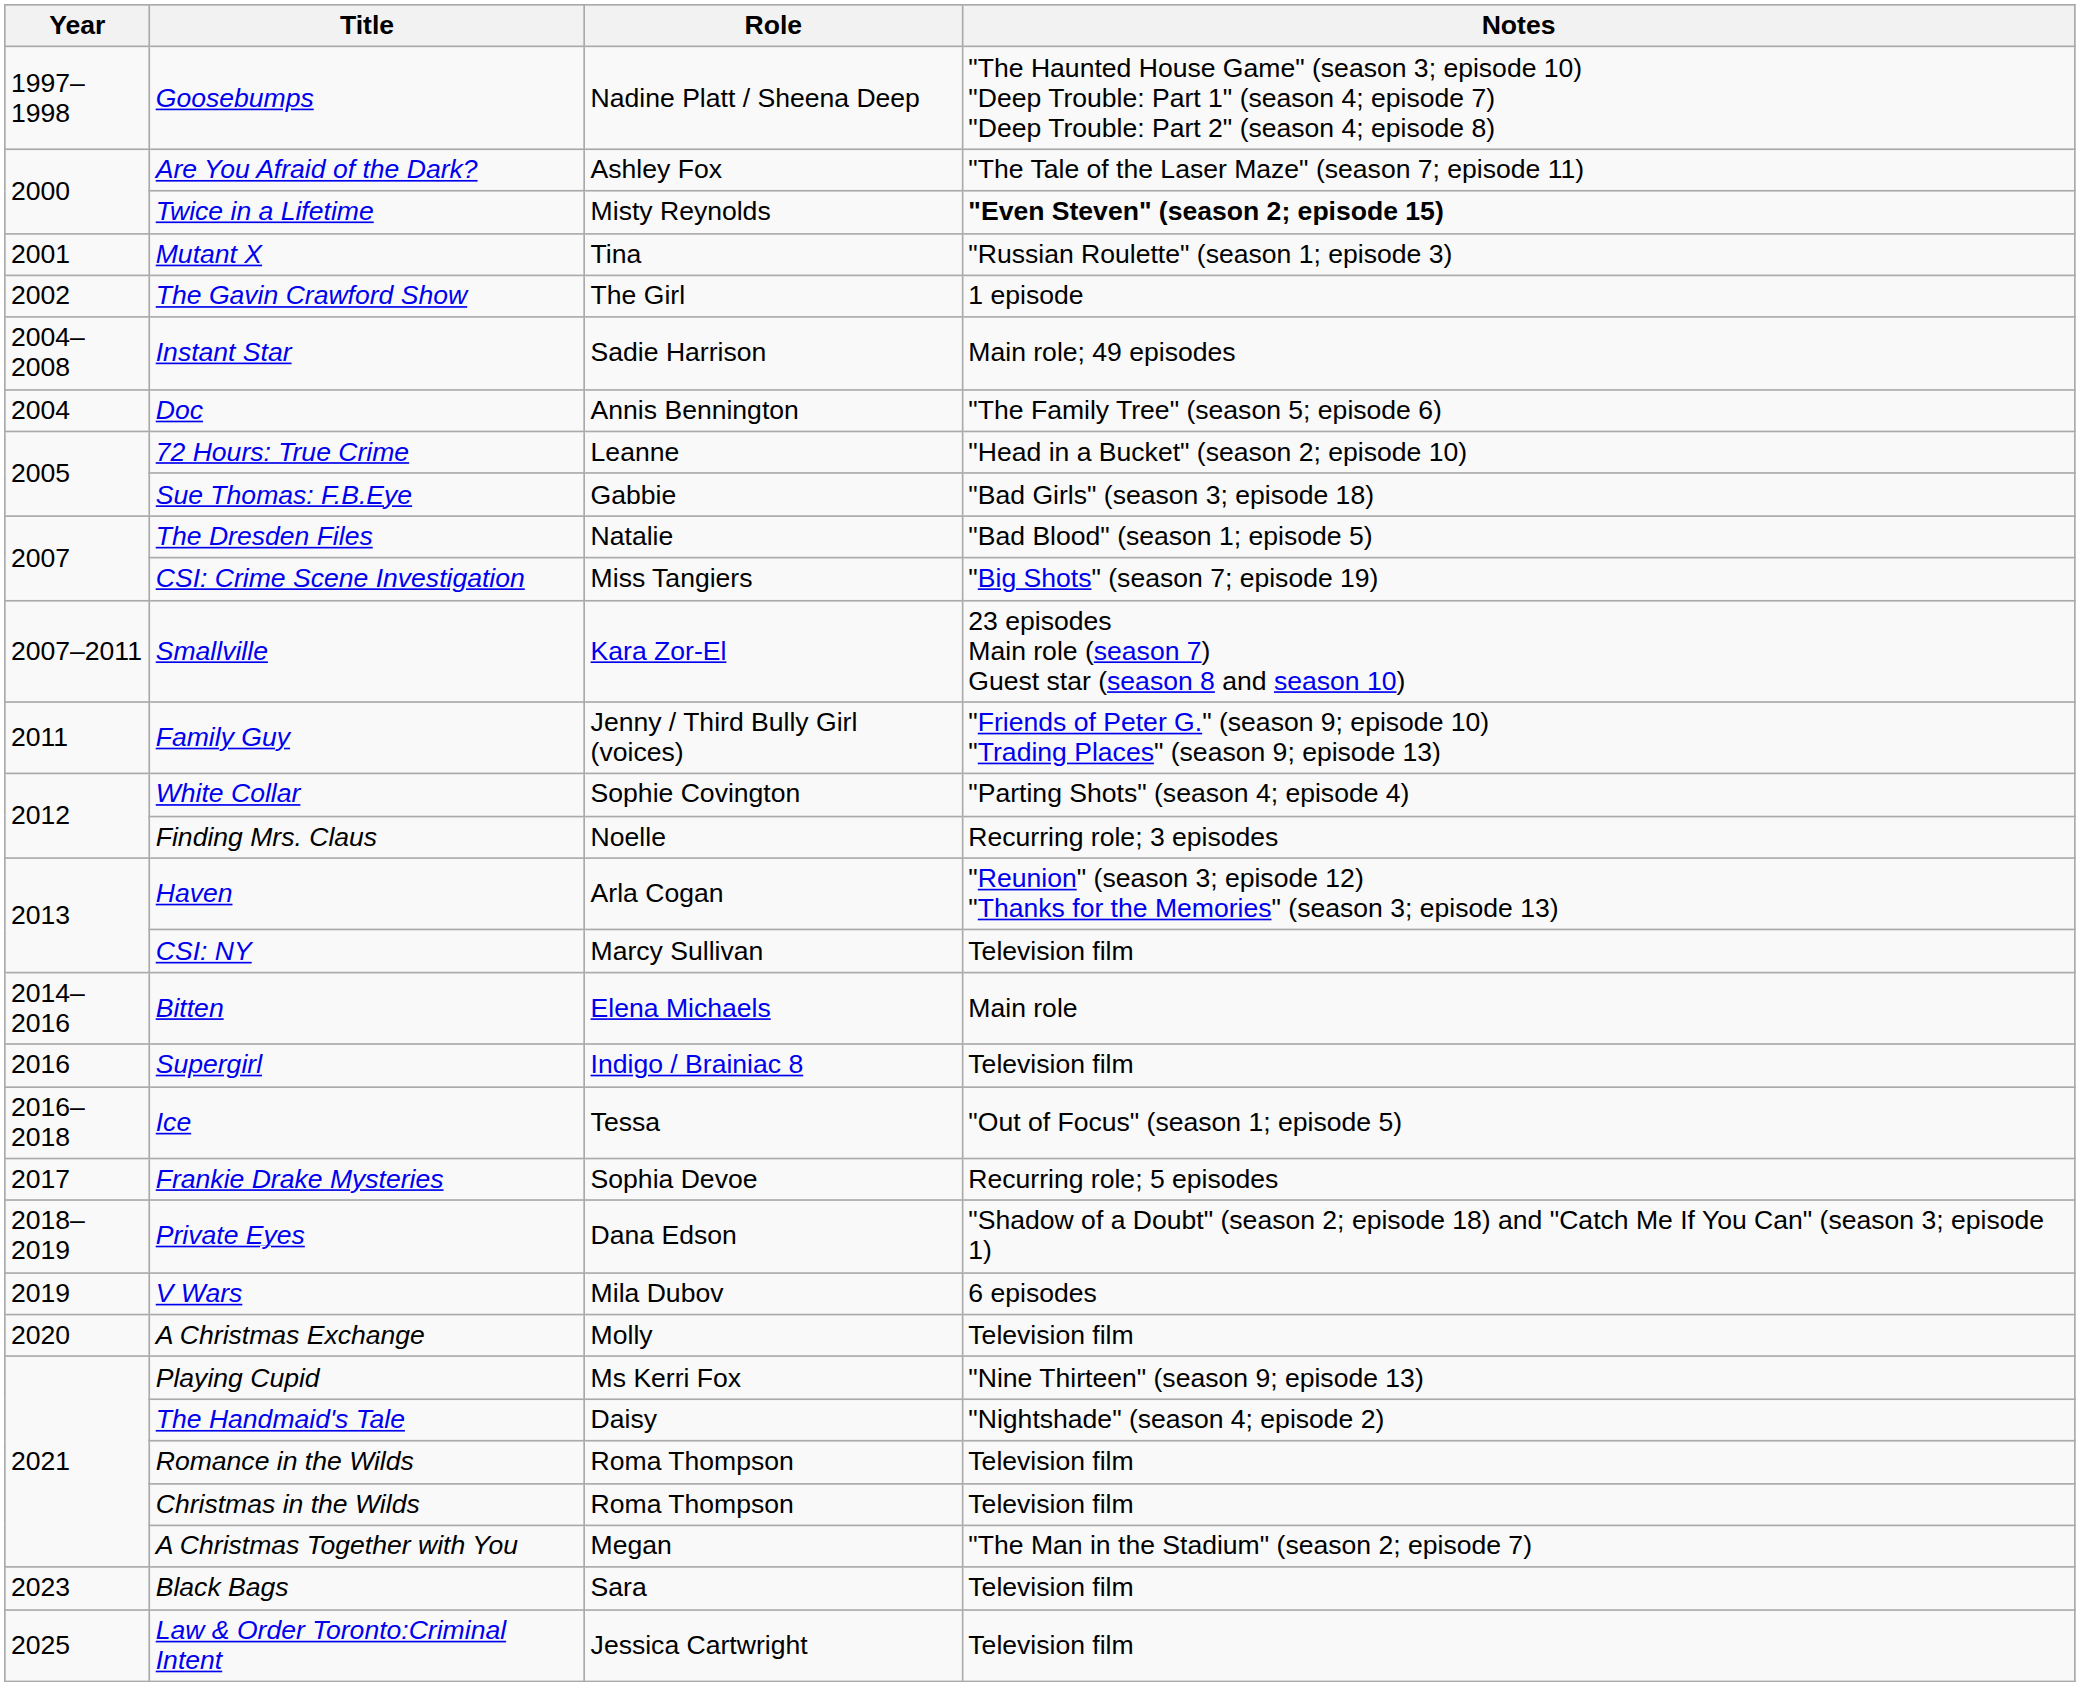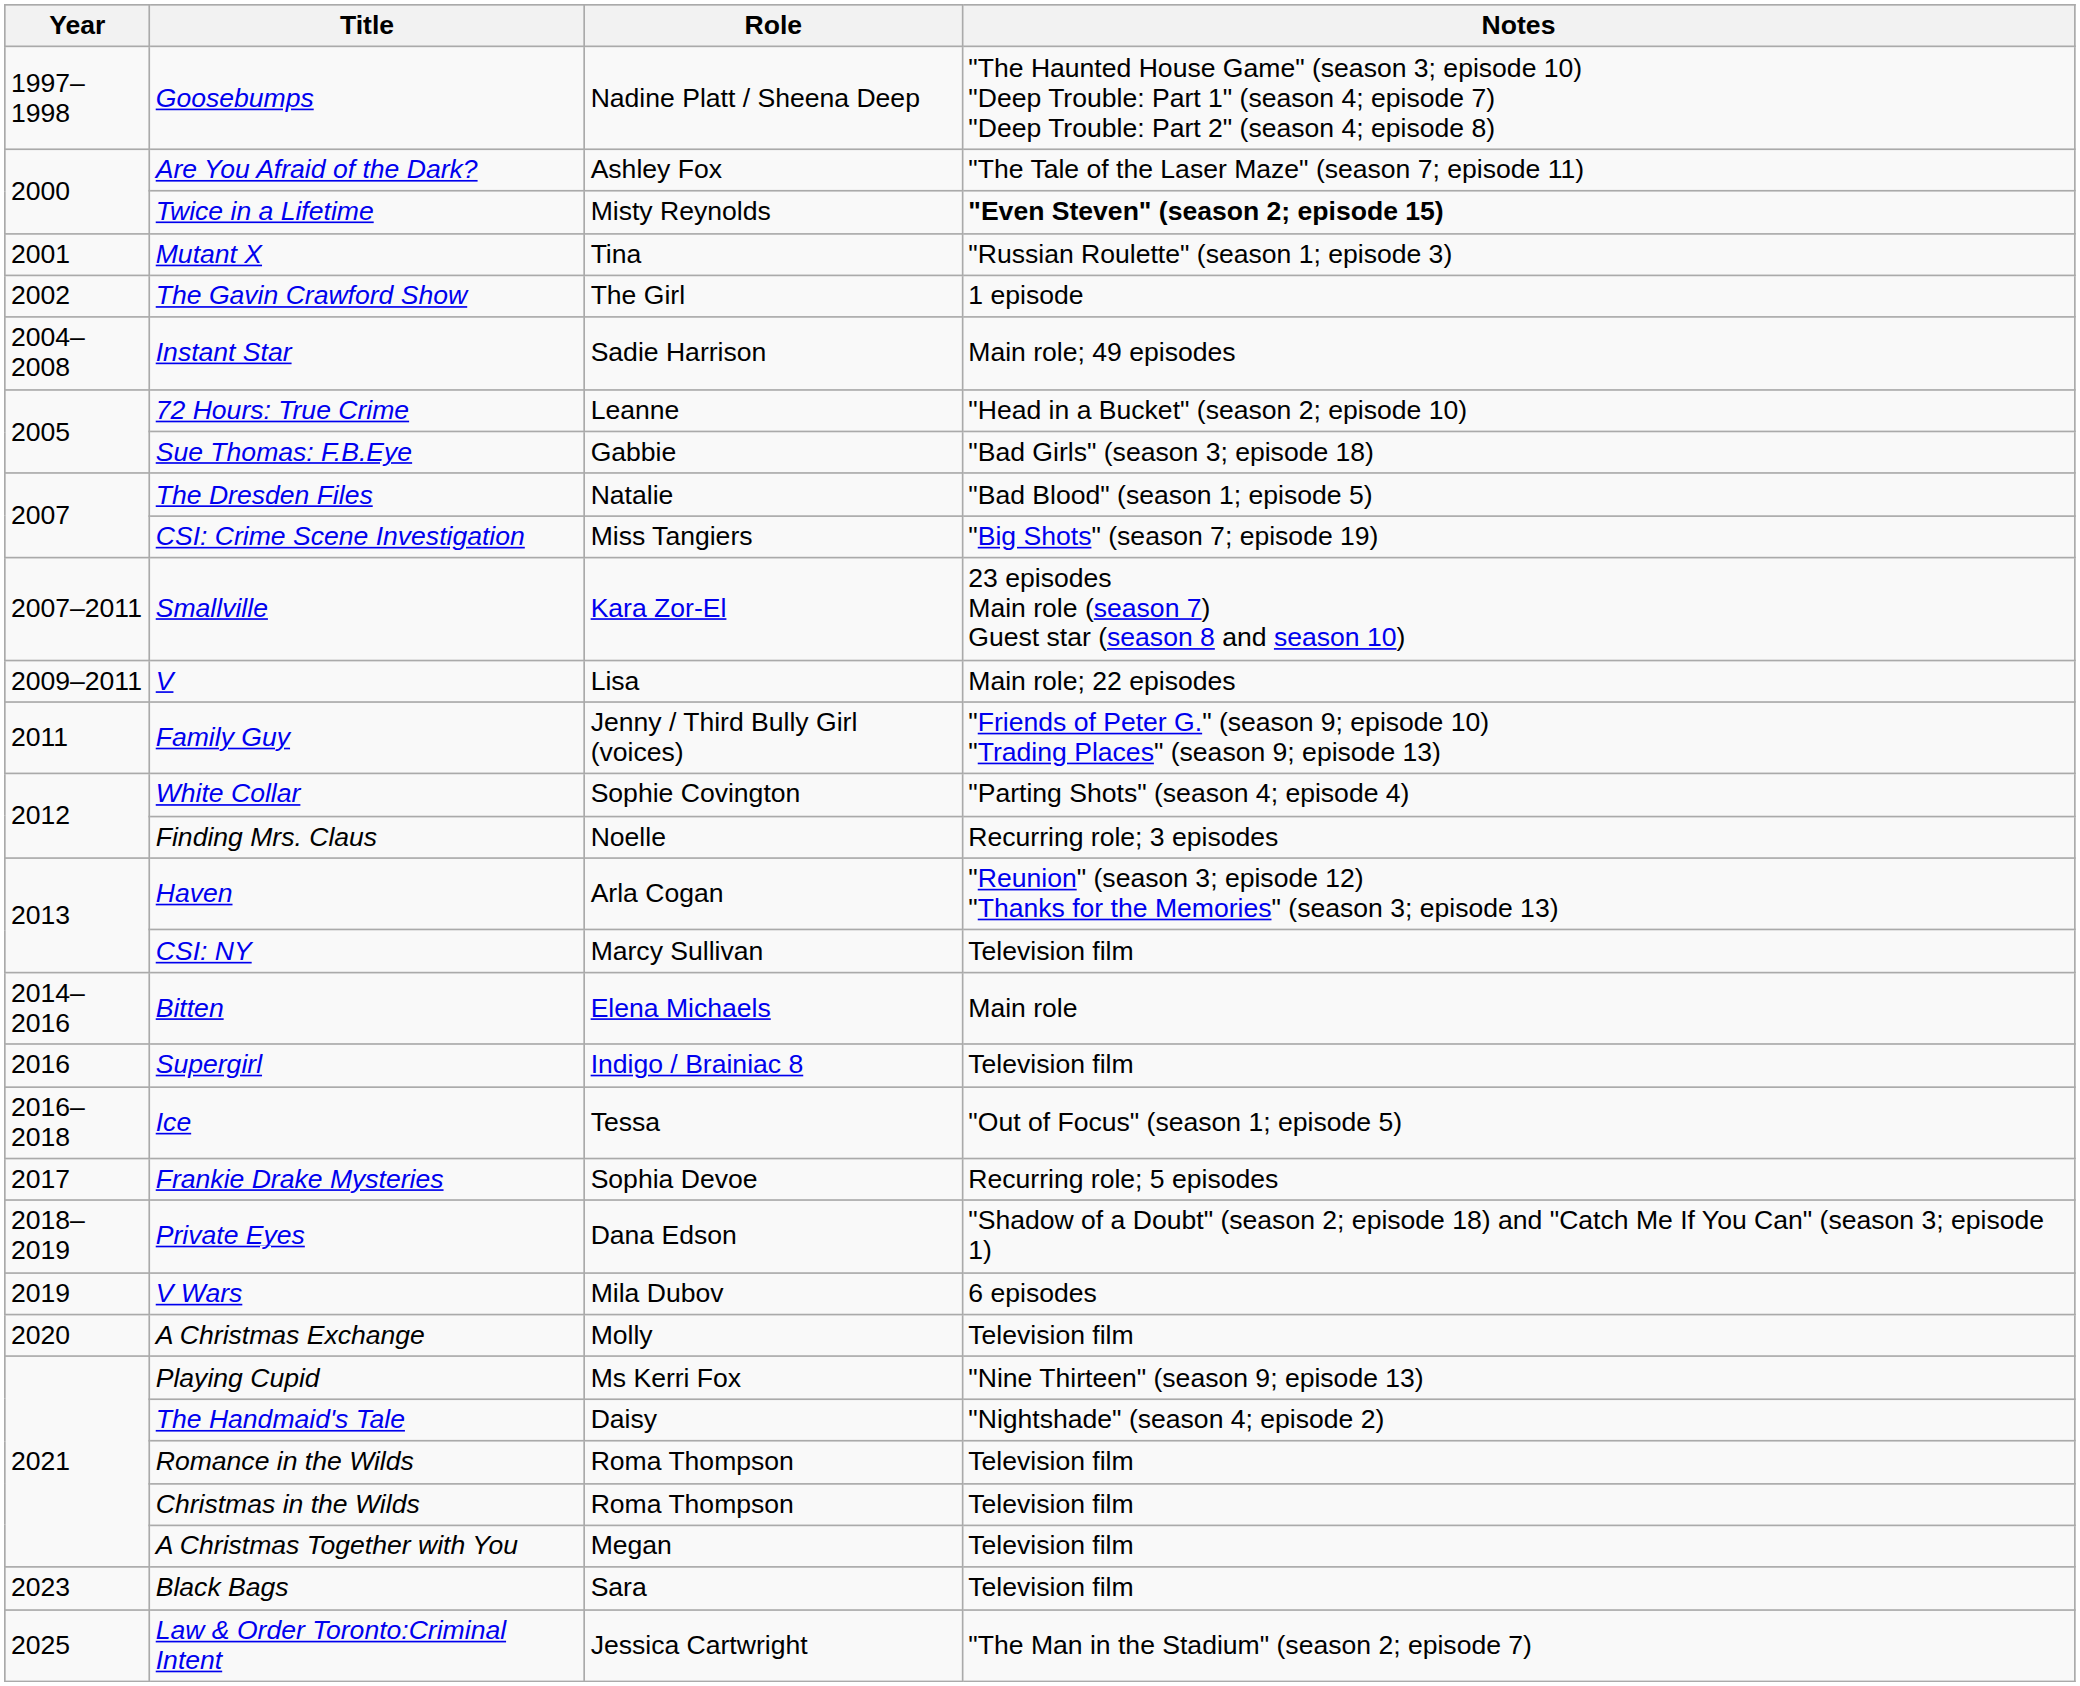- row: (179, 410)
+ row: (165, 680)
(1250, 1545) "The Man in the Stadium" (season 2; episode 7) -> (1051, 1545) Television film
(1051, 1645) Television film -> (1250, 1645) "The Man in the Stadium" (season 2; episode 7)
